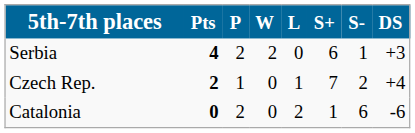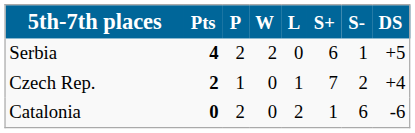(395, 53) +3 -> (395, 53) +5
